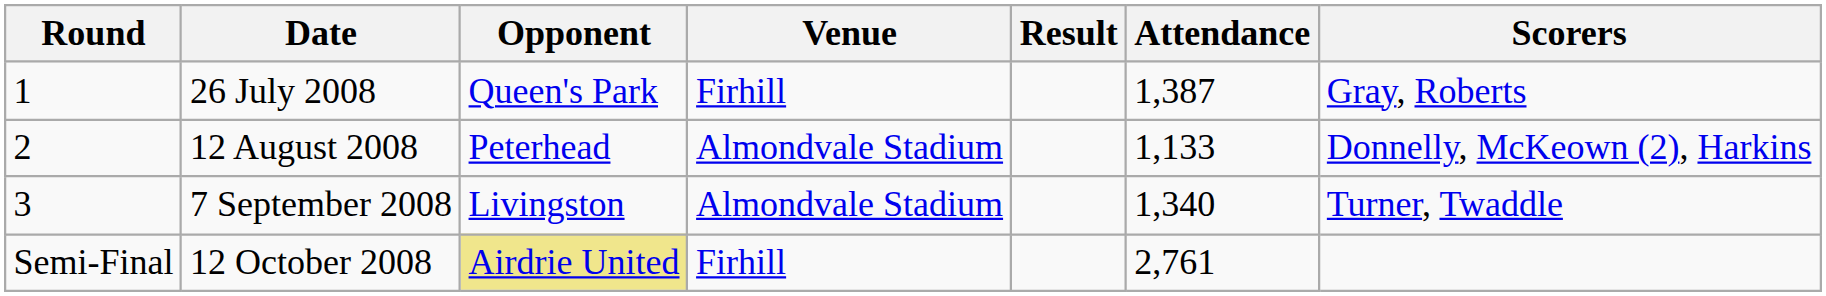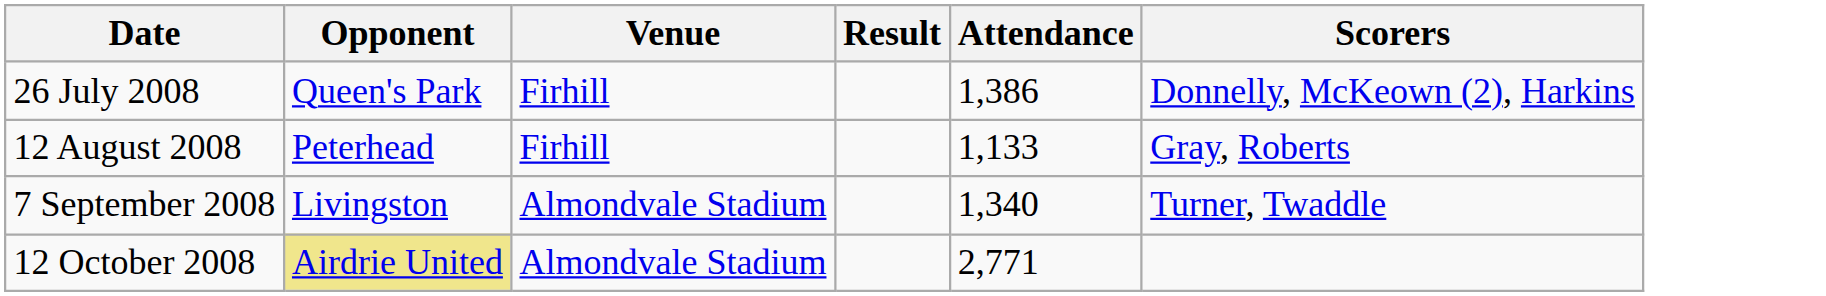- column: (93, 33)
(1175, 90) 1,387 -> (998, 90) 1,386
(1427, 90) Gray, Roberts -> (1393, 90) Donnelly, McKeown (2), Harkins
(850, 147) Almondvale Stadium -> (565, 147) Firhill
(1569, 147) Donnelly, McKeown (2), Harkins -> (1250, 147) Gray, Roberts
(741, 261) Firhill -> (673, 261) Almondvale Stadium
(1175, 261) 2,761 -> (998, 261) 2,771
